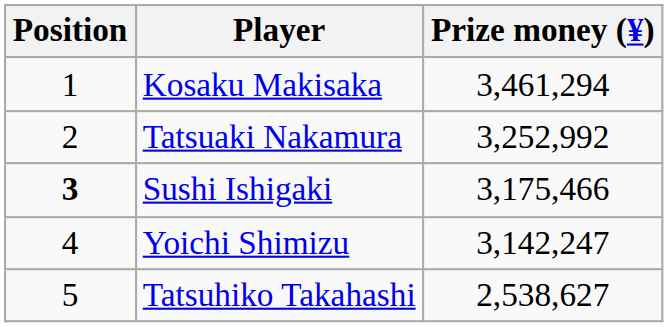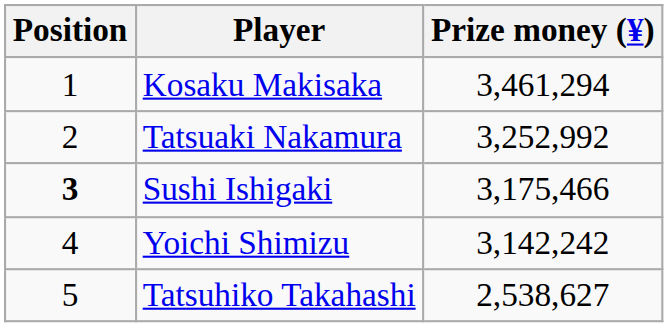(543, 242) 3,142,247 -> (543, 242) 3,142,242
